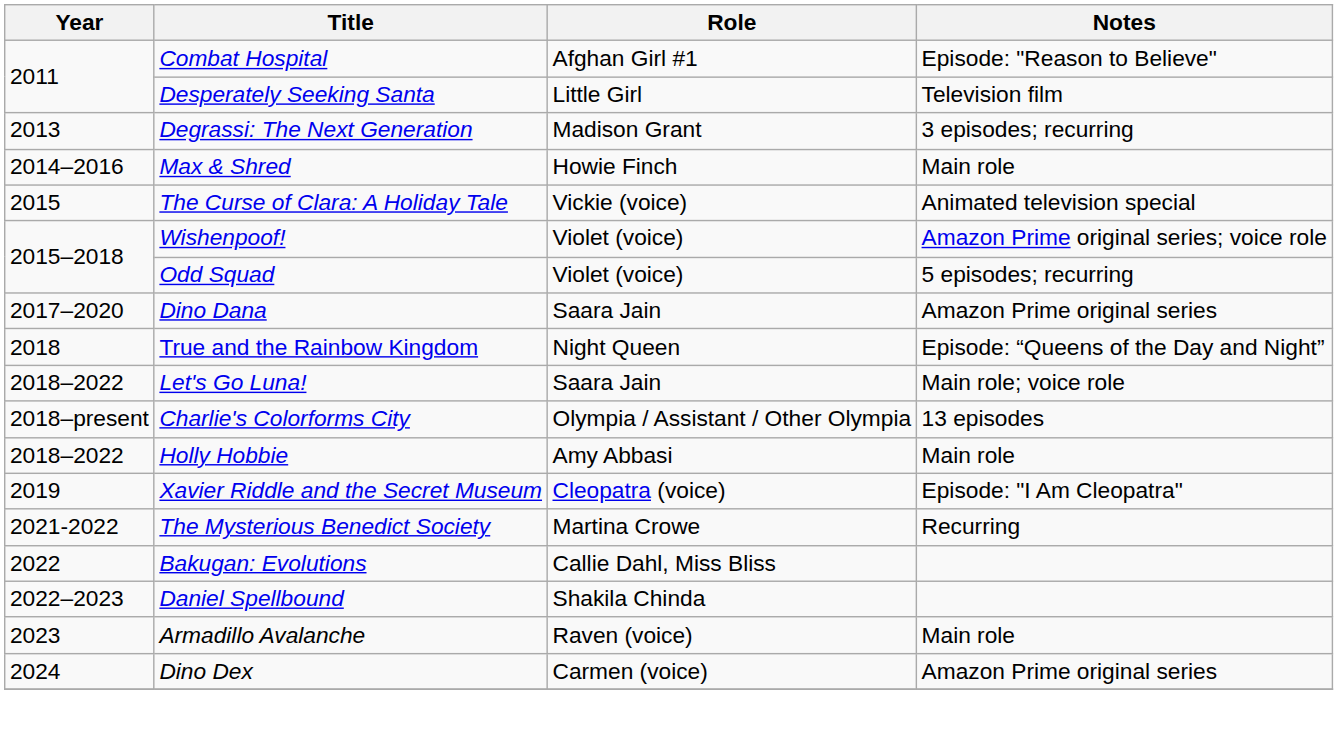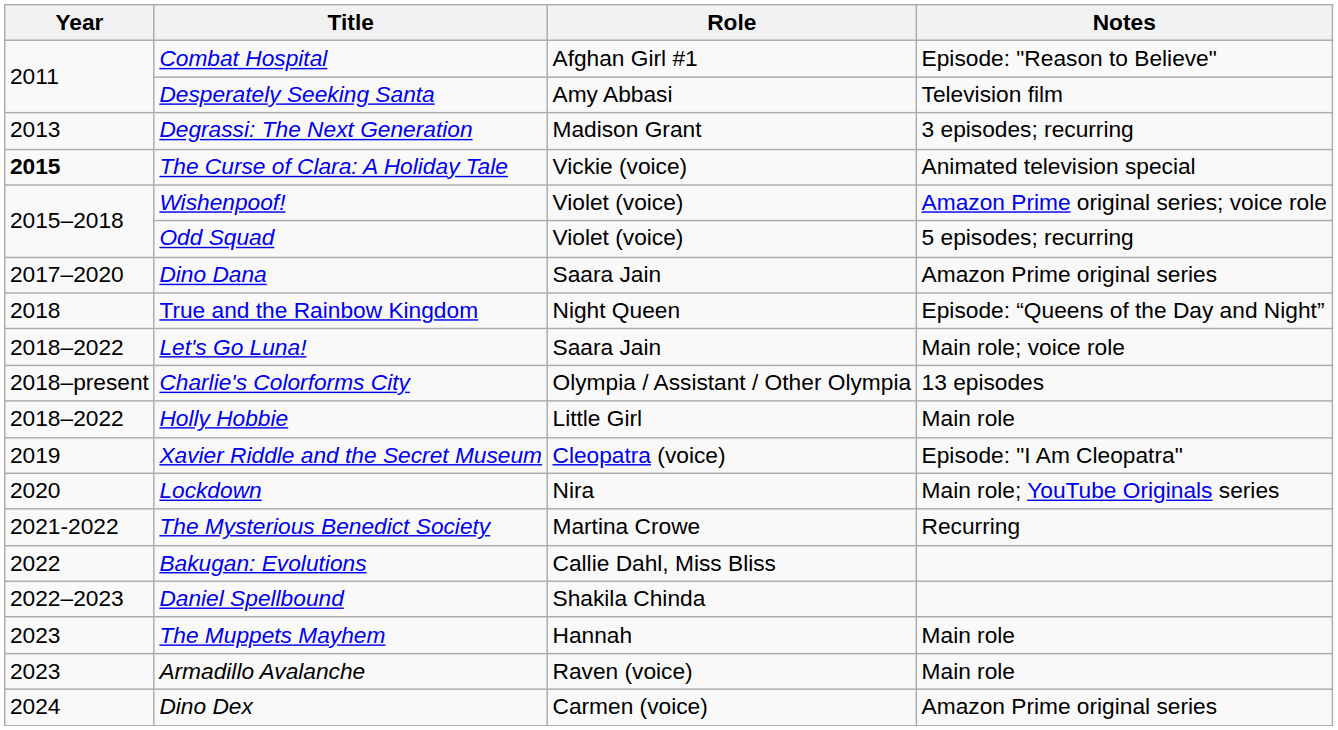(597, 94) Little Girl -> (612, 94) Amy Abbasi
- row: (225, 166)
(35, 202) normal -> (35, 166) bold
(612, 454) Amy Abbasi -> (597, 418) Little Girl
+ row: (211, 490)
+ row: (272, 635)
